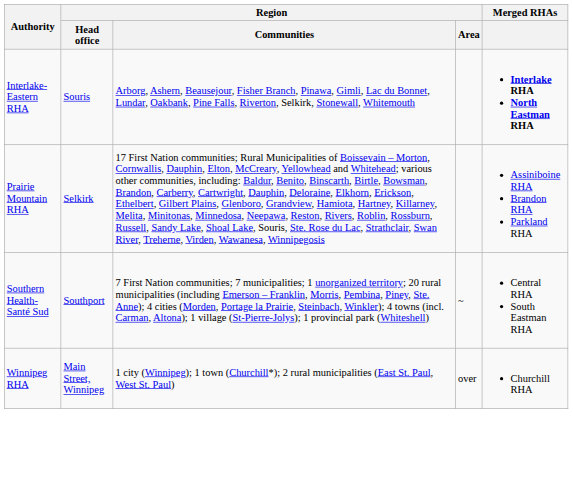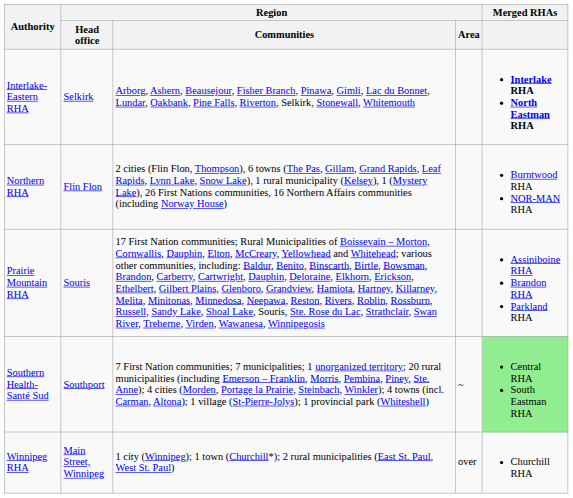(77, 97) Souris -> (79, 97) Selkirk
+ row: (25, 187)
(79, 198) Selkirk -> (77, 282) Souris
(525, 306) no background -> (525, 390) lightgreen background
